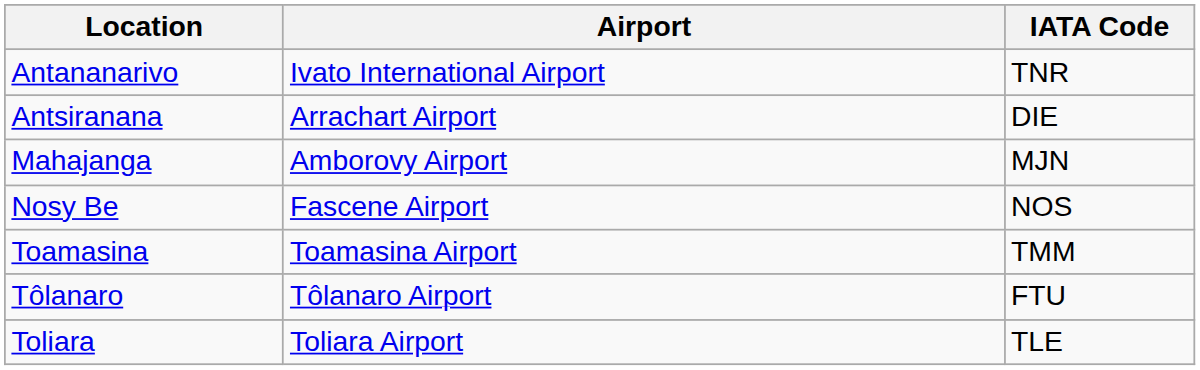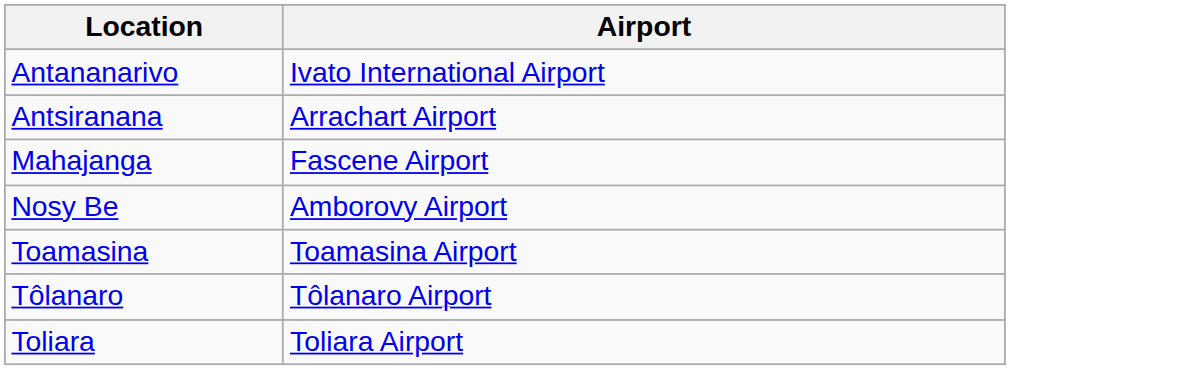- column: (1100, 26)
(399, 161) Amborovy Airport -> (389, 161) Fascene Airport
(389, 206) Fascene Airport -> (399, 206) Amborovy Airport
